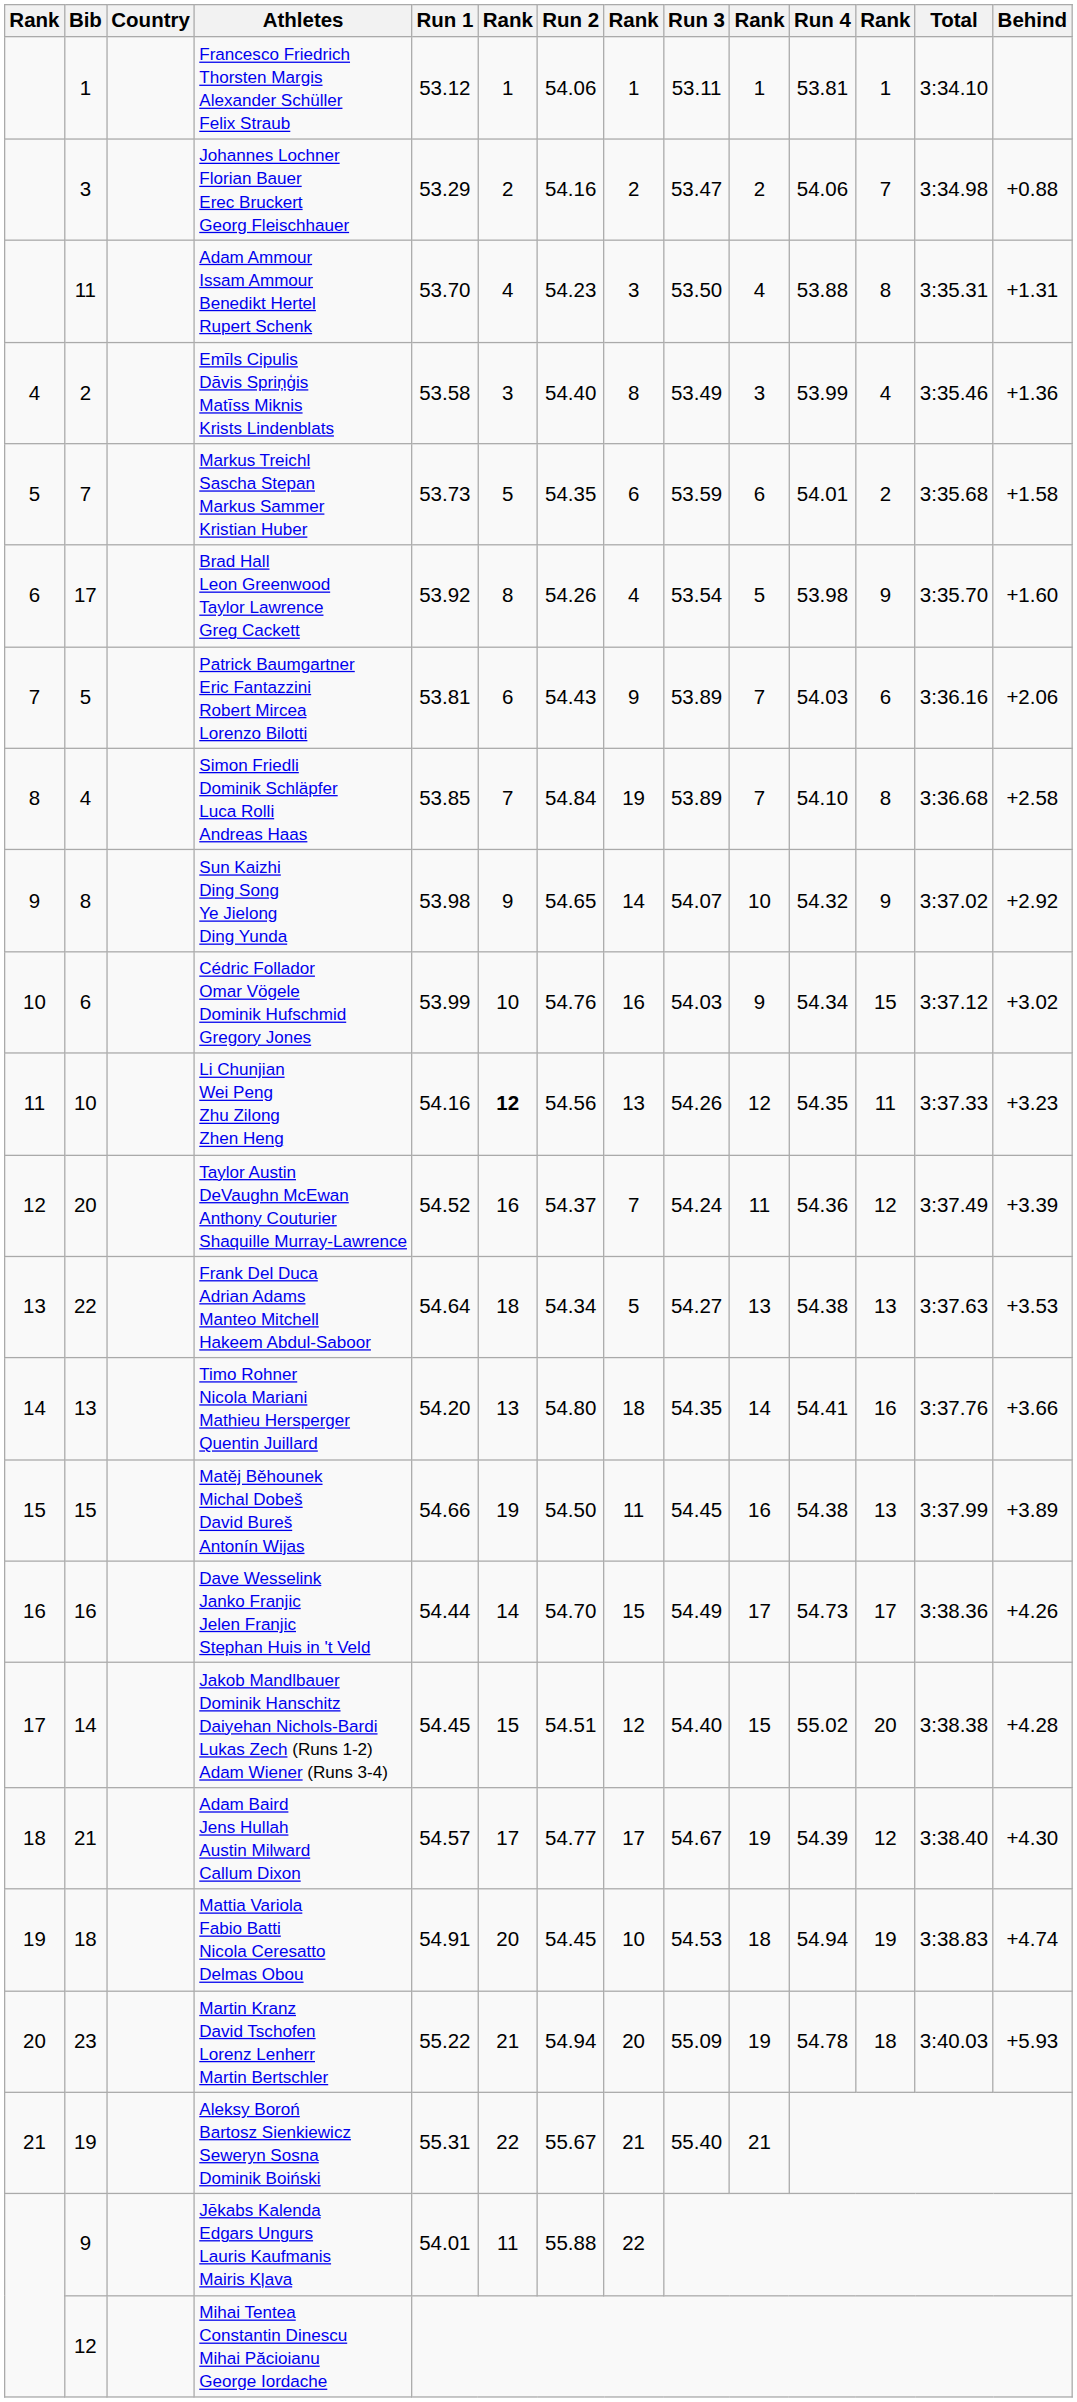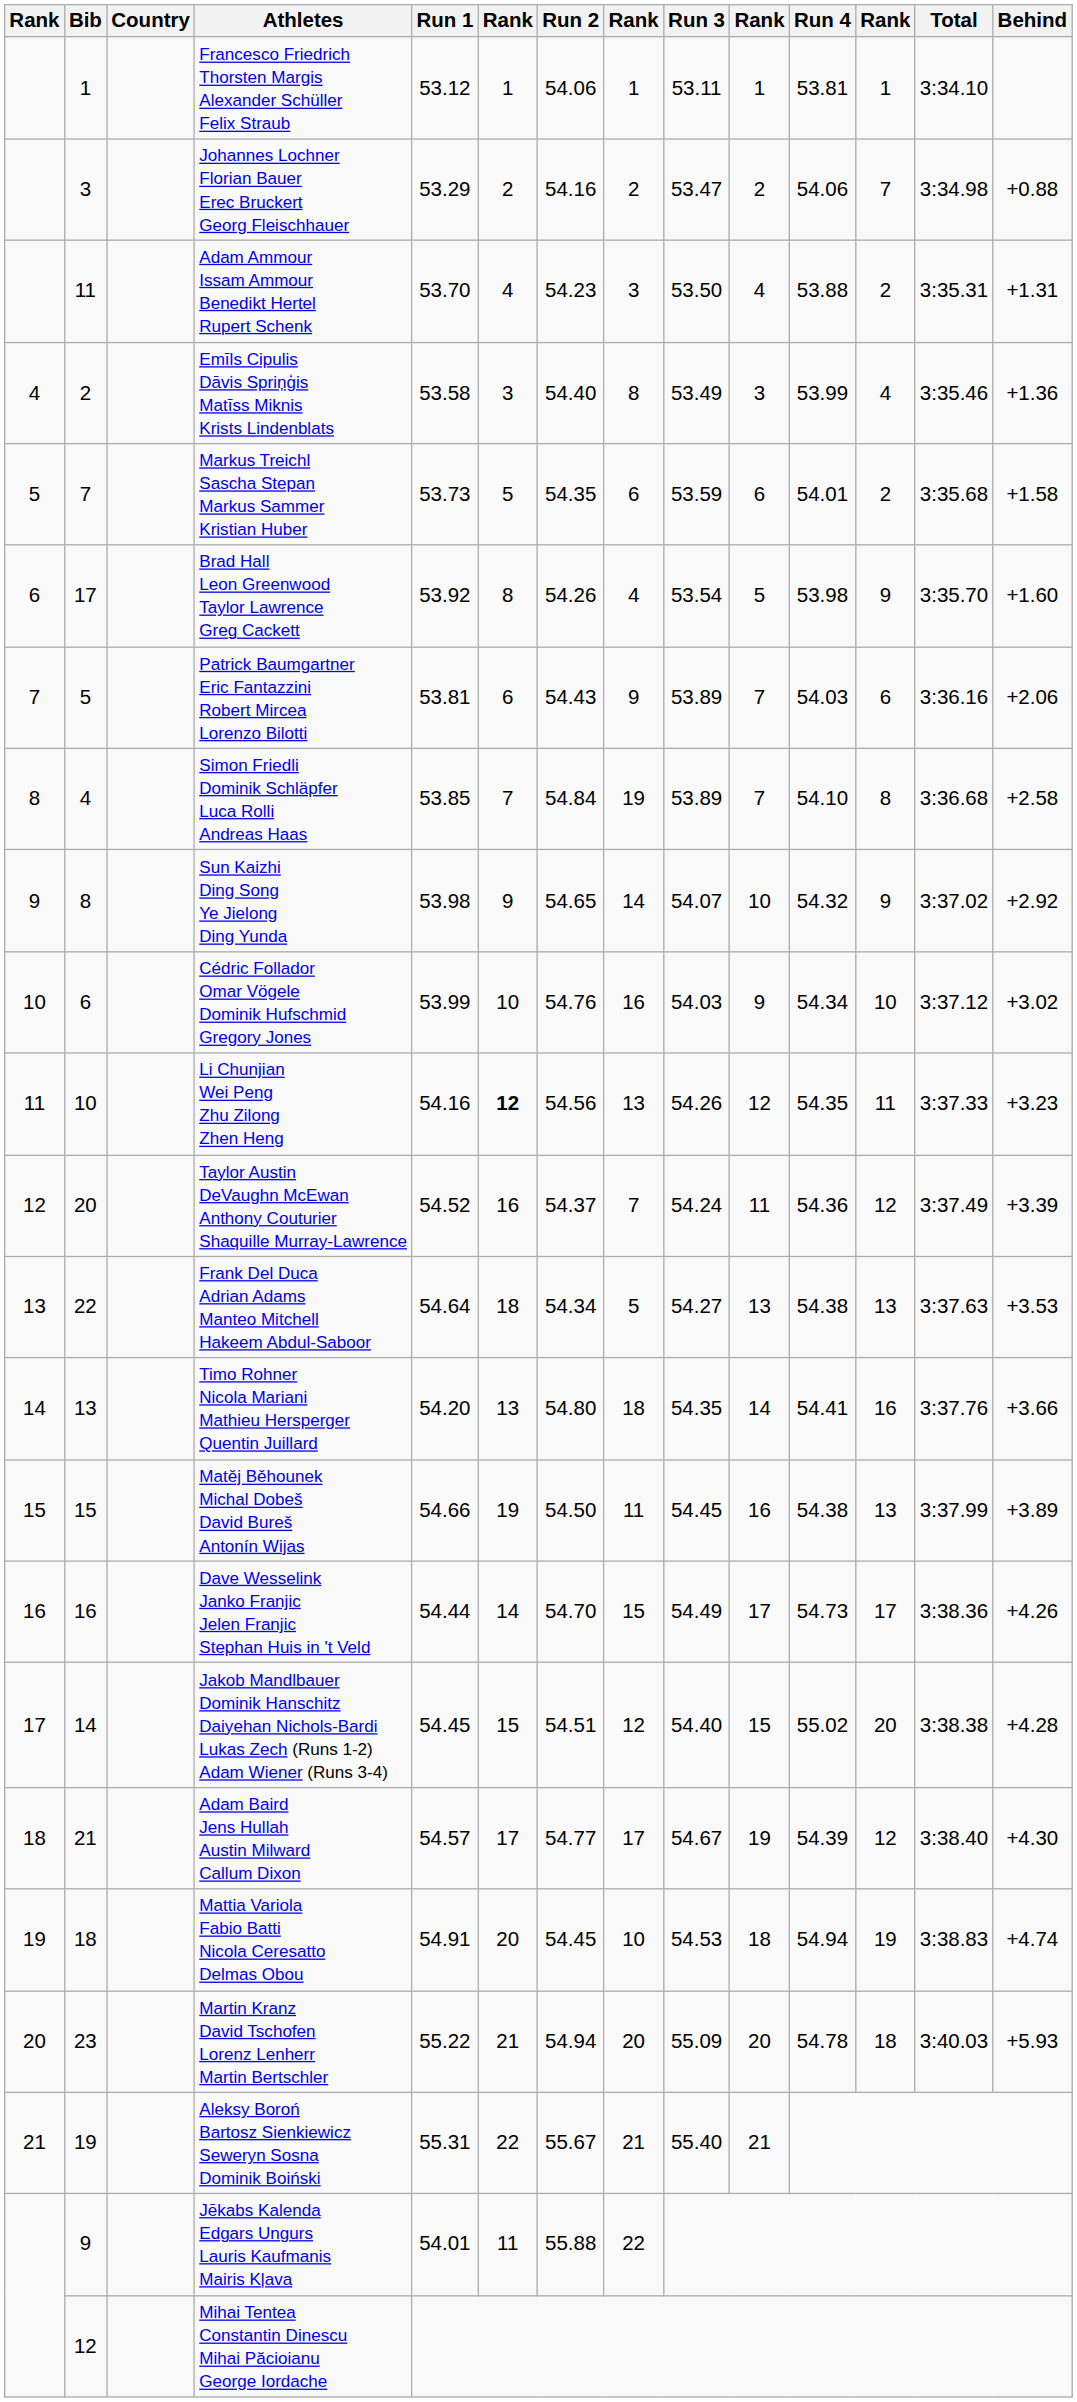(885, 290) 8 -> (885, 290) 2
(885, 1002) 15 -> (885, 1002) 10
(759, 2041) 19 -> (759, 2041) 20
